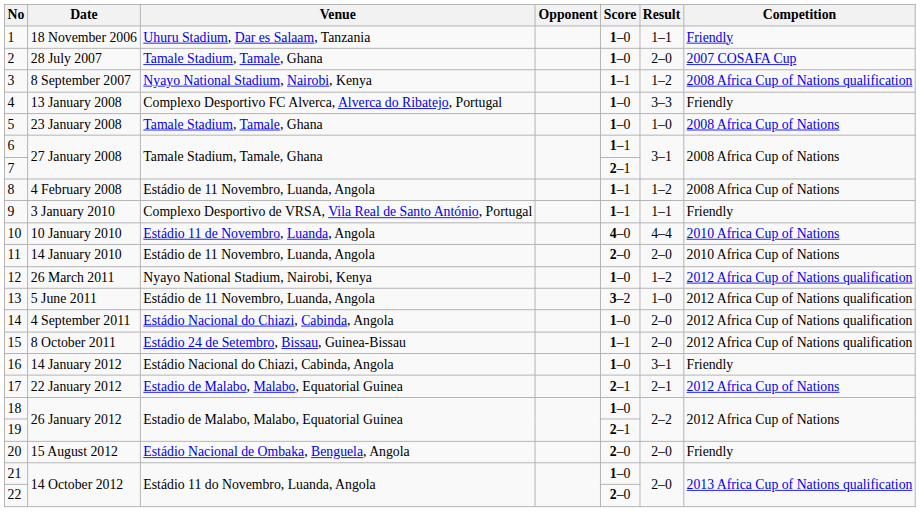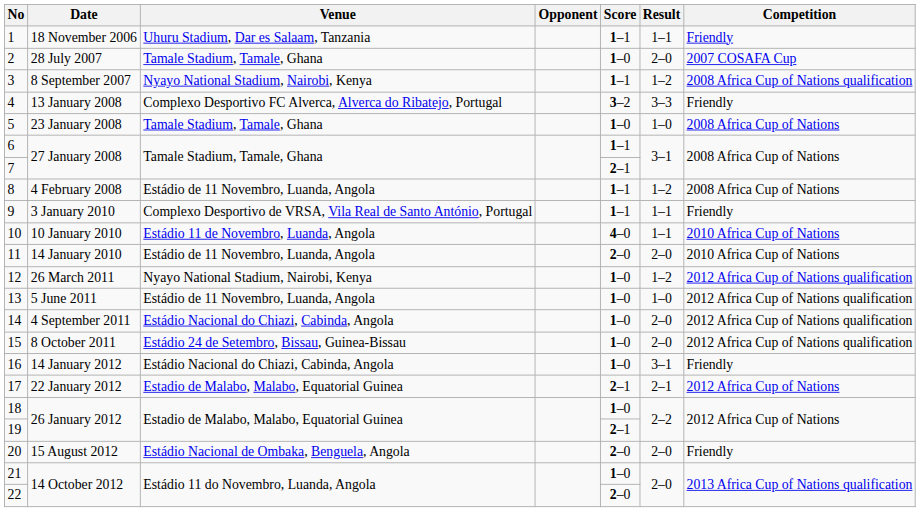(620, 37) 1–0 -> (620, 37) 1–1
(620, 102) 1–0 -> (620, 102) 3–2
(661, 233) 4–4 -> (661, 233) 1–1
(620, 299) 3–2 -> (620, 299) 1–0
(620, 342) 1–1 -> (620, 342) 1–0
